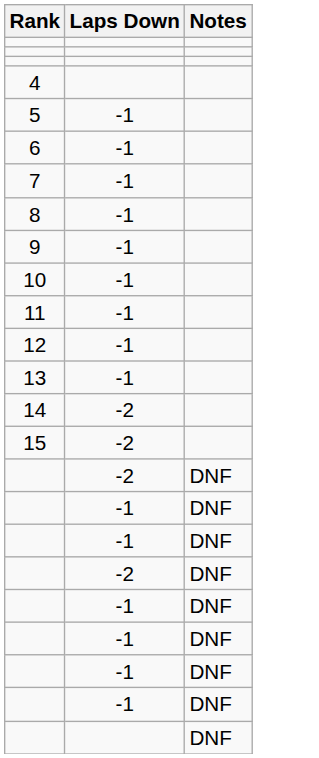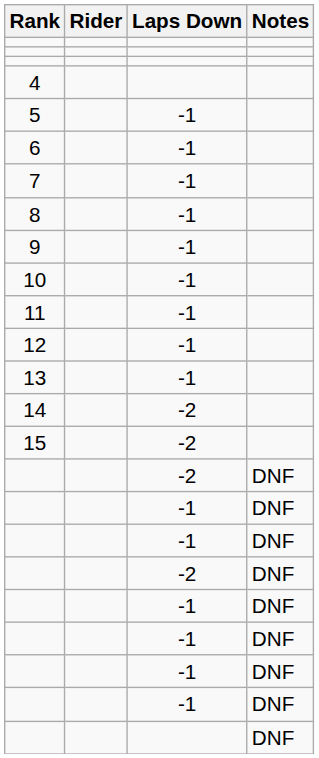+ column: (96, 21)
